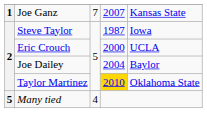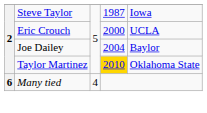- row: (37, 13)
(10, 99) 5 -> (10, 82) 6
